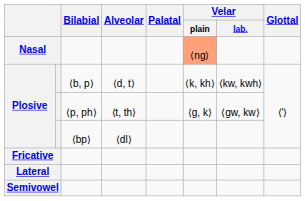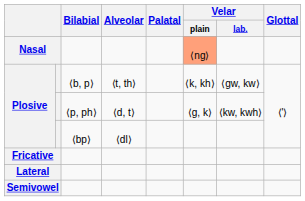(124, 84) ⟨d, t⟩ -> (124, 84) ⟨t, th⟩
(240, 84) ⟨kw, kwh⟩ -> (240, 84) ⟨gw, kw⟩
(124, 112) ⟨t, th⟩ -> (124, 112) ⟨d, t⟩
(240, 112) ⟨gw, kw⟩ -> (240, 112) ⟨kw, kwh⟩
